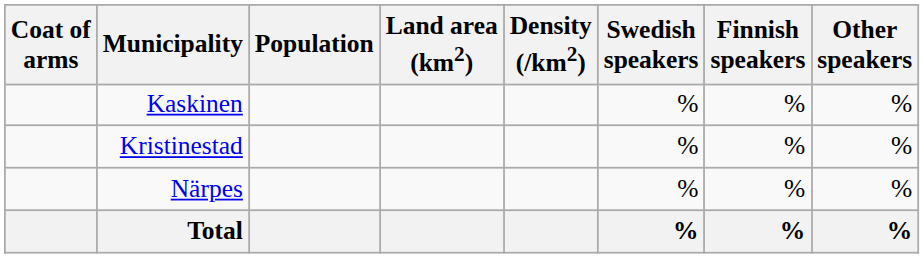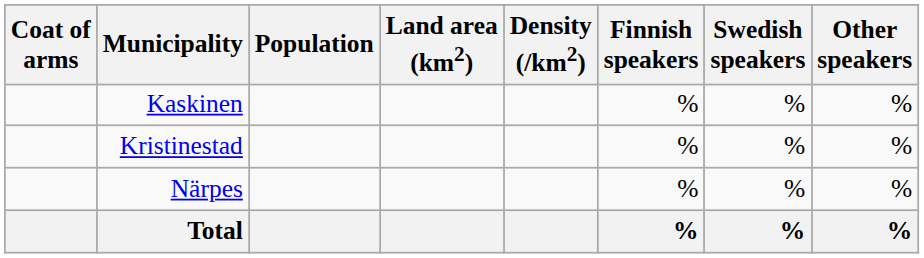columns swapped: (758, 44) <-> (651, 44)
